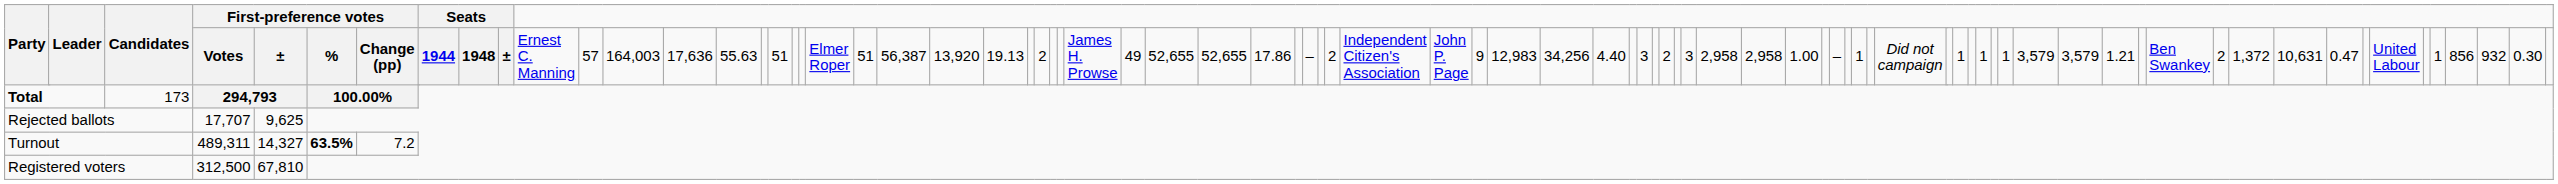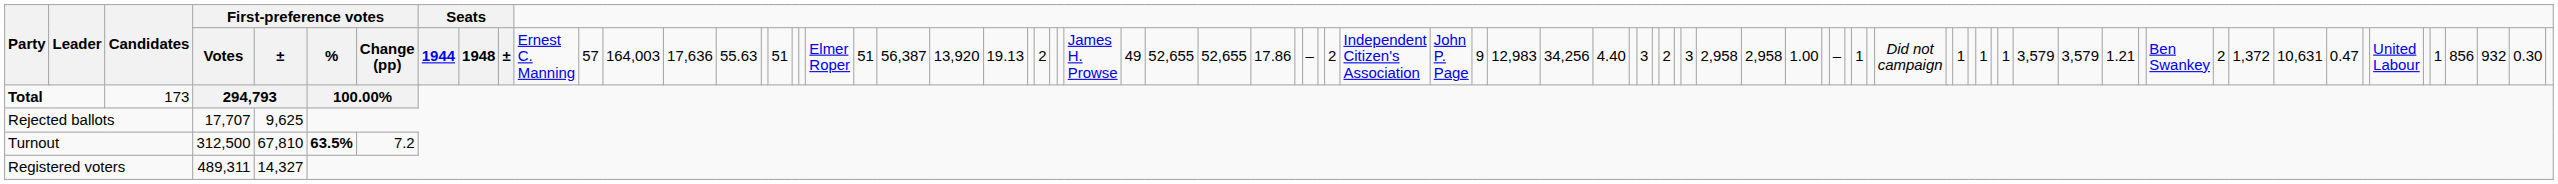(224, 143) 489,311 -> (223, 143) 312,500
(280, 143) 14,327 -> (280, 143) 67,810
(223, 167) 312,500 -> (224, 167) 489,311
(280, 167) 67,810 -> (280, 167) 14,327
